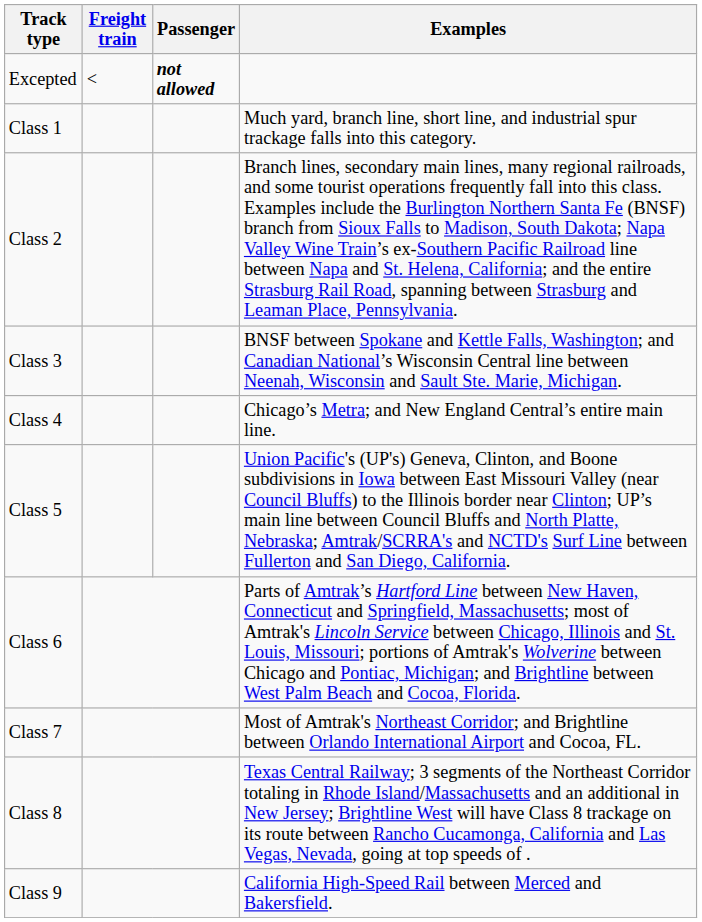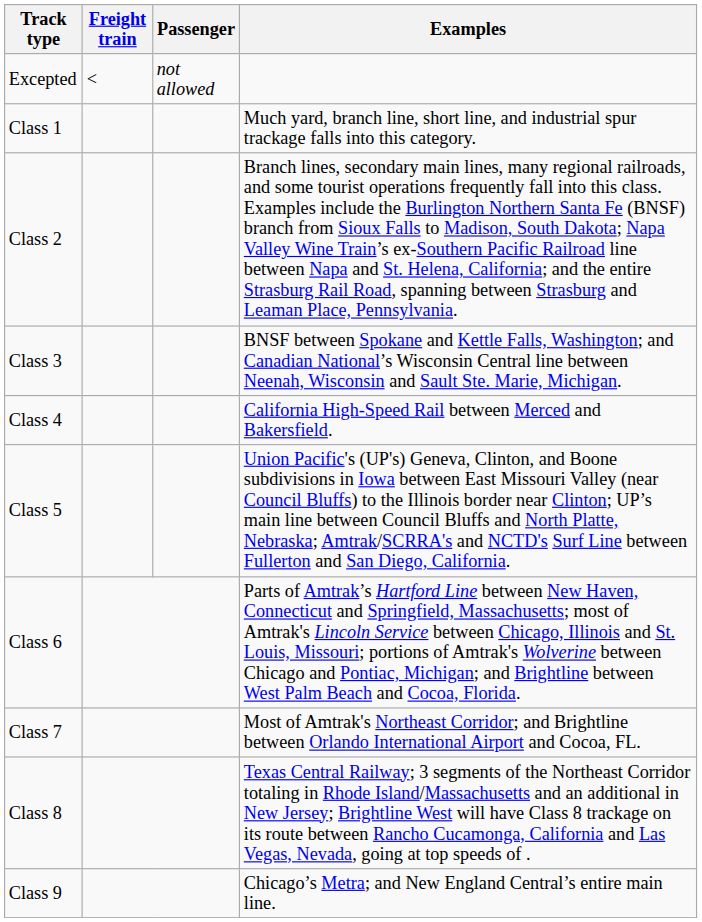(186, 78) bold -> (186, 78) normal
(453, 420) Chicago’s Metra; and New England Central’s entire main line. -> (422, 420) California High-Speed Rail between Merced and Bakersfield.
(422, 893) California High-Speed Rail between Merced and Bakersfield. -> (453, 893) Chicago’s Metra; and New England Central’s entire main line.
